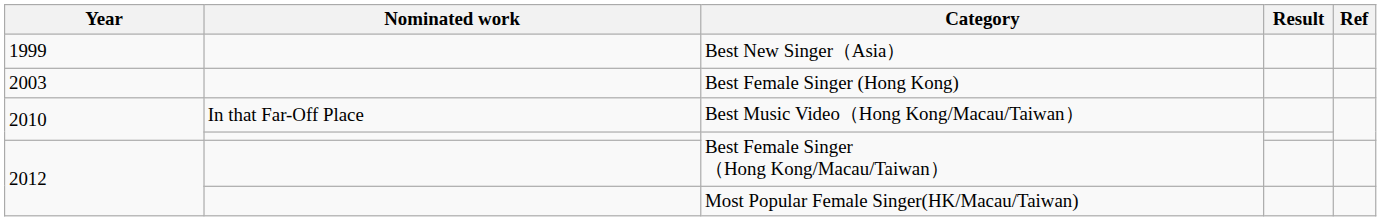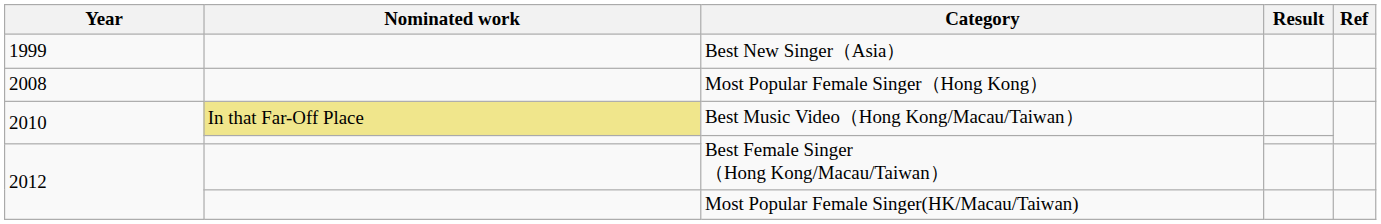- row: (28, 82)
+ row: (28, 84)
(286, 114) no background -> (286, 118) khaki background
